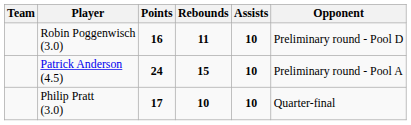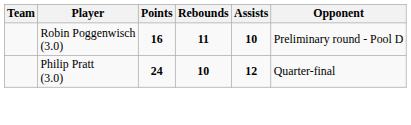- row: (81, 71)
(157, 103) 17 -> (157, 71) 24
(251, 103) 10 -> (251, 71) 12
